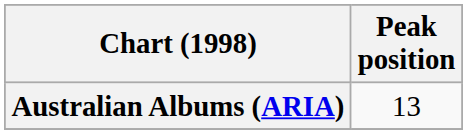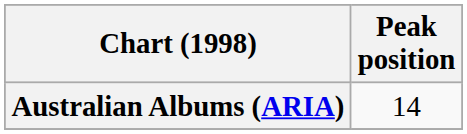(406, 105) 13 -> (406, 105) 14
